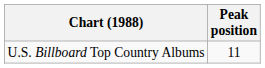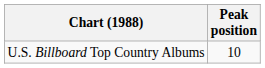(234, 52) 11 -> (234, 52) 10
